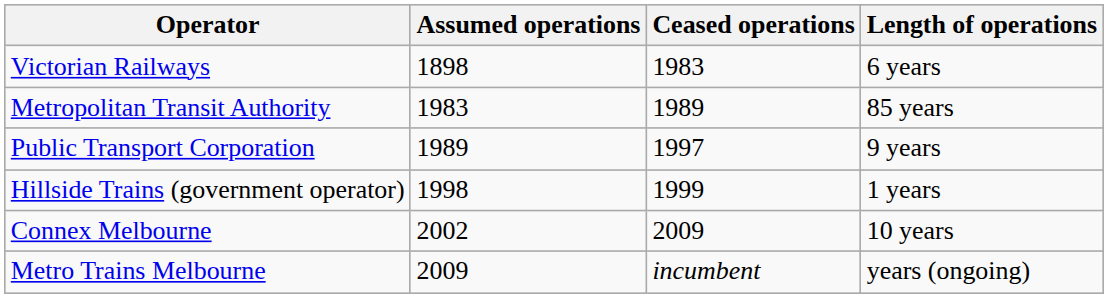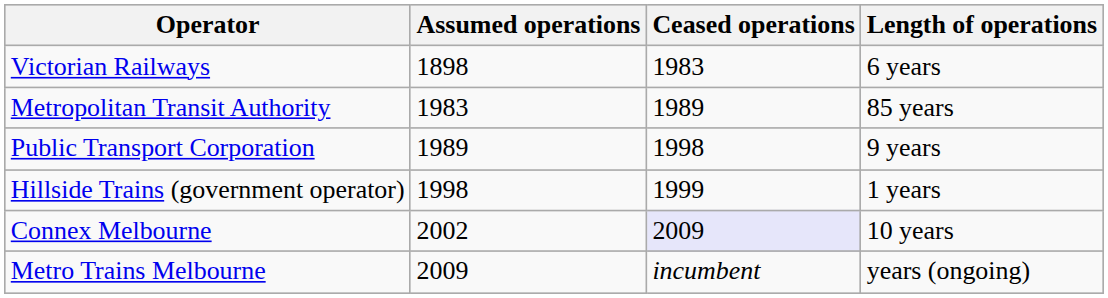(678, 148) 1997 -> (678, 148) 1998
(678, 230) no background -> (678, 230) lavender background
